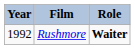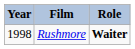(19, 34) 1992 -> (19, 34) 1998
